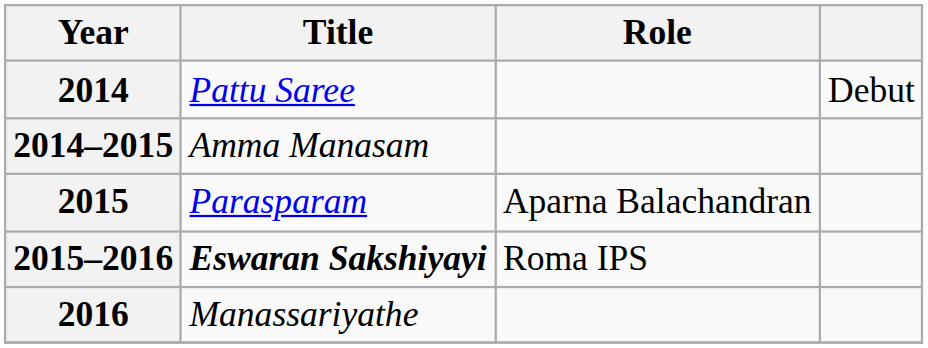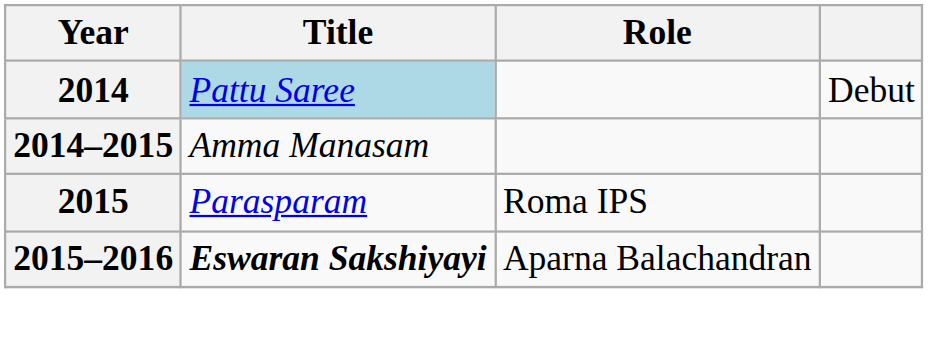(272, 88) no background -> (272, 88) lightblue background
(657, 201) Aparna Balachandran -> (575, 201) Roma IPS
(575, 257) Roma IPS -> (657, 257) Aparna Balachandran
- row: (93, 314)
